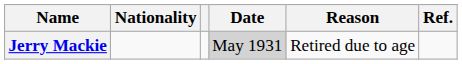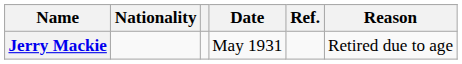columns swapped: (353, 18) <-> (438, 18)
(247, 45) lightgrey background -> (247, 45) no background
